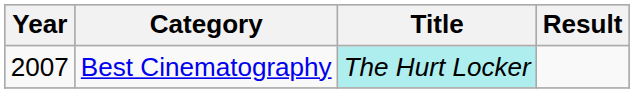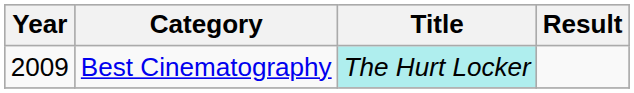(40, 66) 2007 -> (40, 66) 2009
